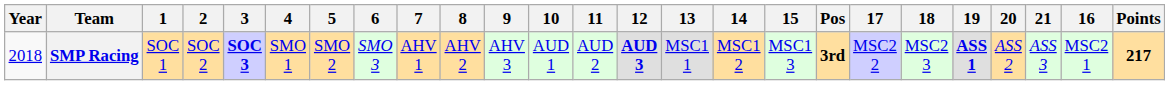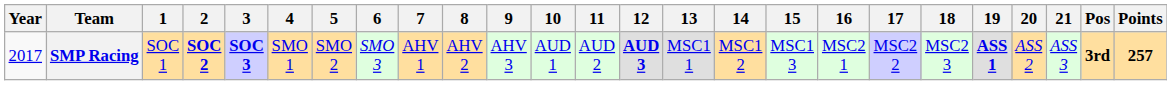columns swapped: (1086, 17) <-> (833, 17)
(25, 55) 2018 -> (25, 55) 2017
(203, 55) normal -> (204, 55) bold
(1139, 55) 217 -> (1140, 55) 257
